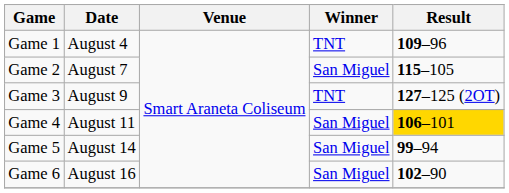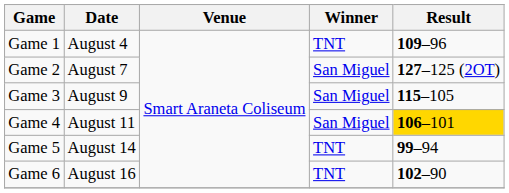(425, 69) 115–105 -> (449, 69) 127–125 (2OT)
(329, 95) TNT -> (351, 95) San Miguel
(449, 95) 127–125 (2OT) -> (425, 95) 115–105
(351, 148) San Miguel -> (329, 148) TNT
(351, 174) San Miguel -> (329, 174) TNT
